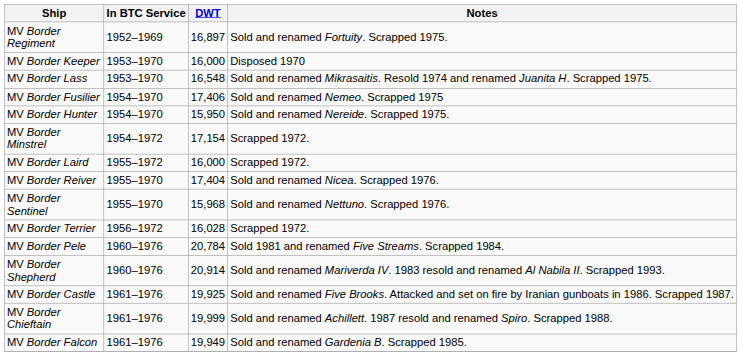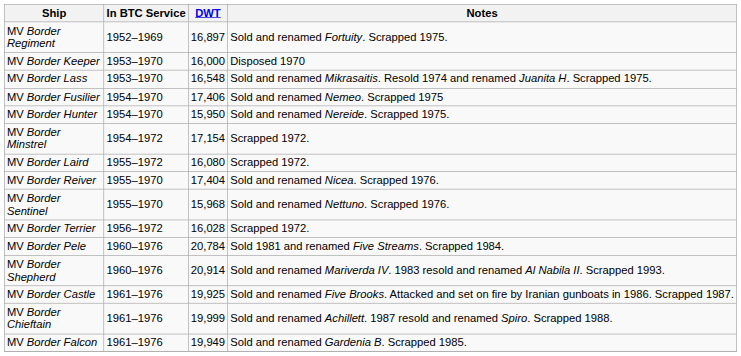(208, 162) 16,000 -> (208, 162) 16,080
